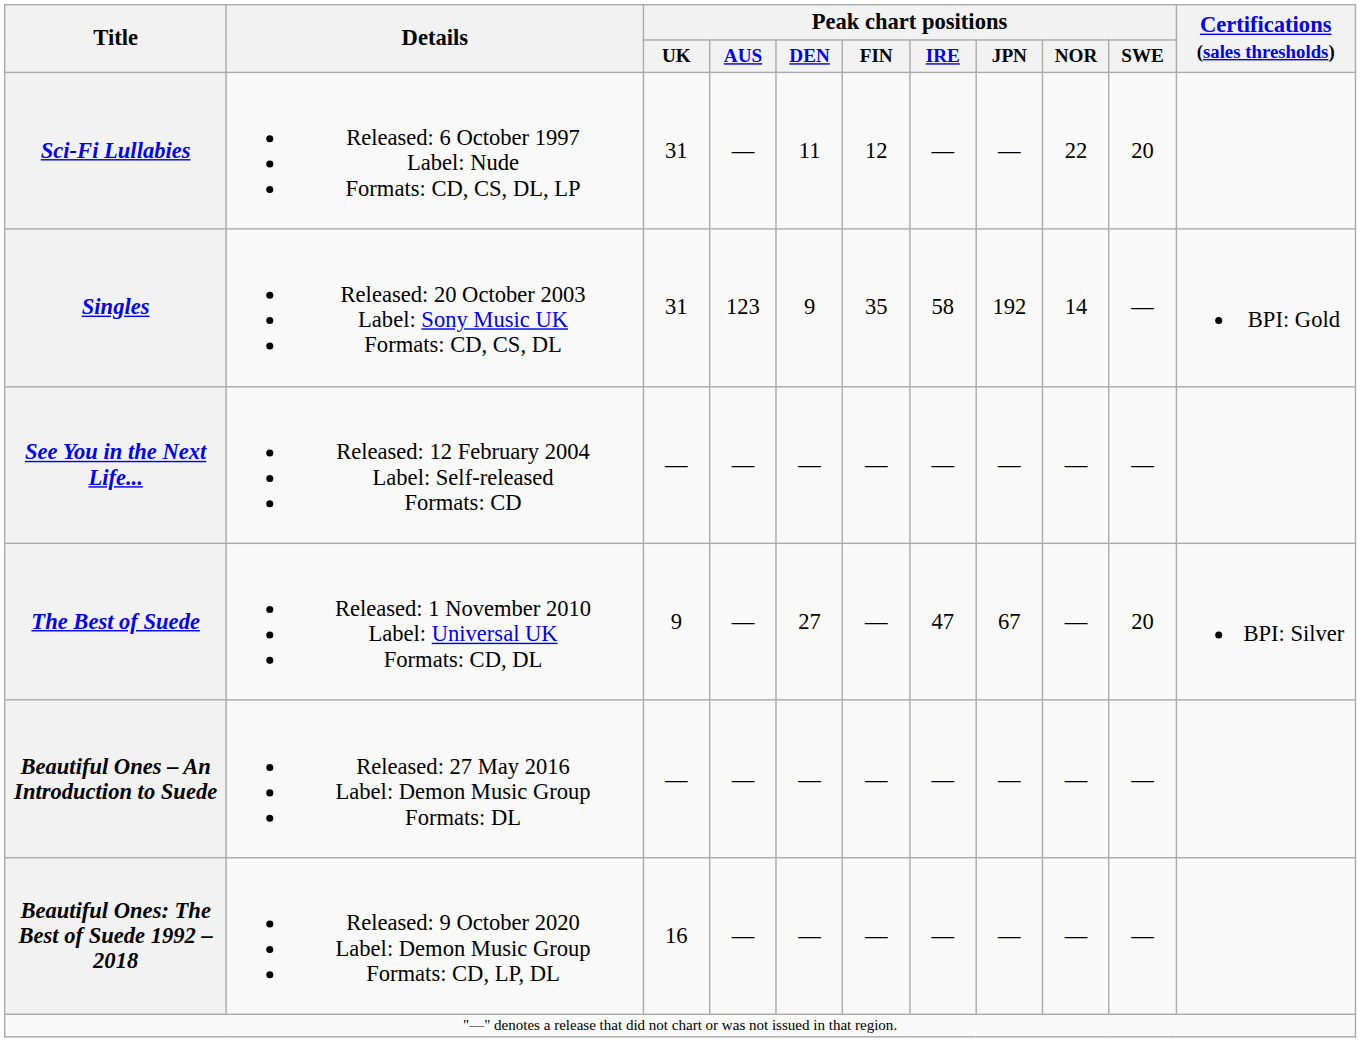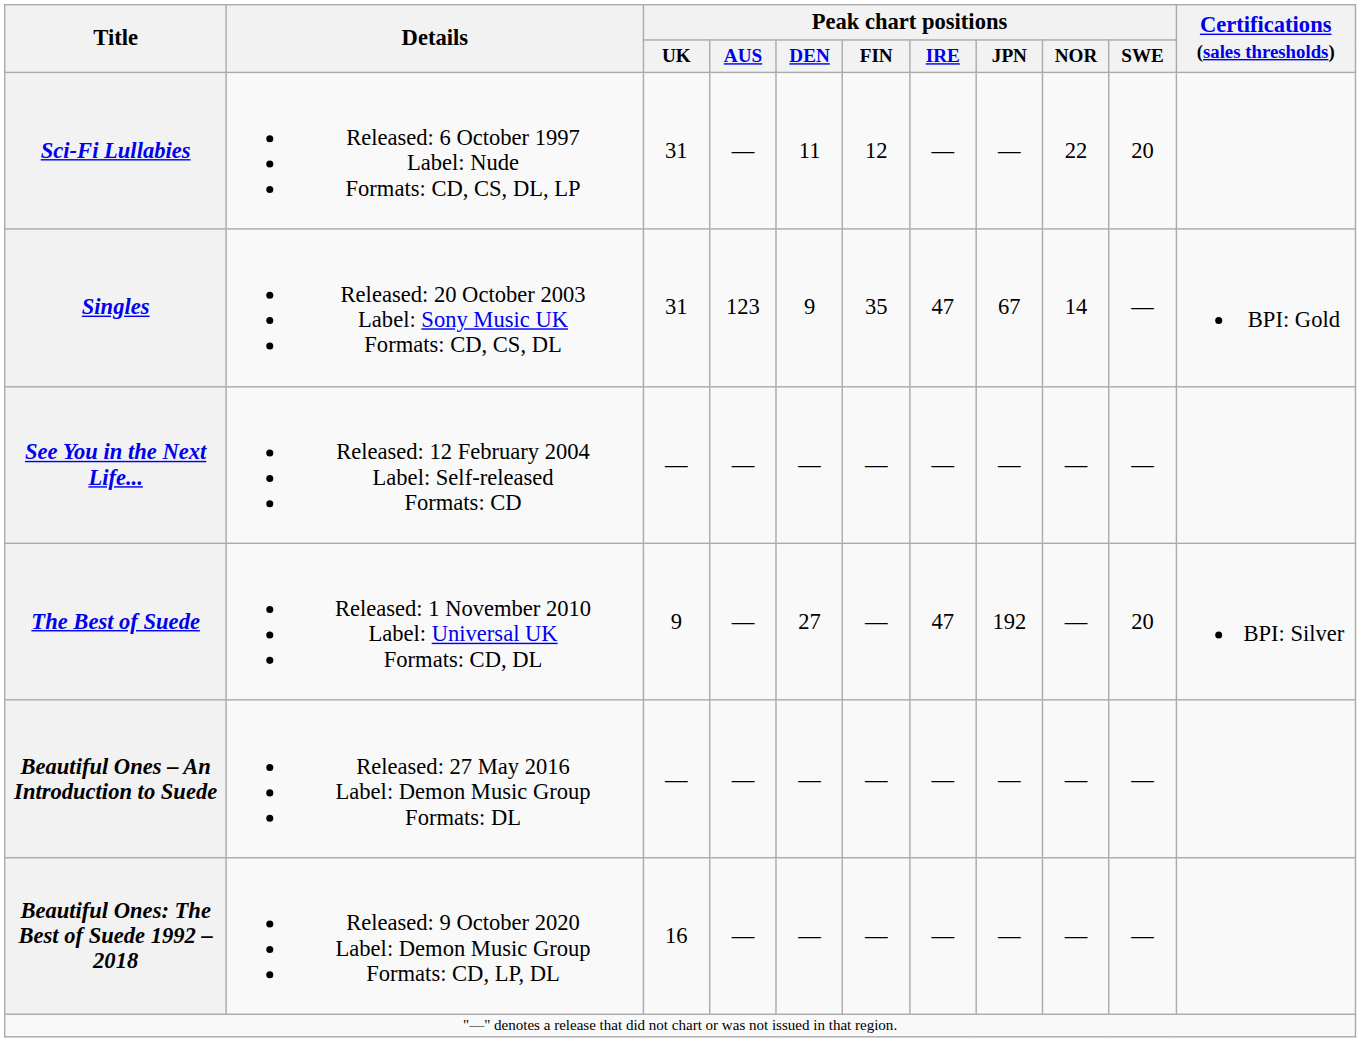(943, 307) 58 -> (943, 307) 47
(1009, 307) 192 -> (1009, 307) 67
(1009, 621) 67 -> (1009, 621) 192
